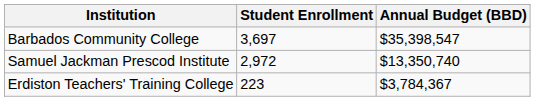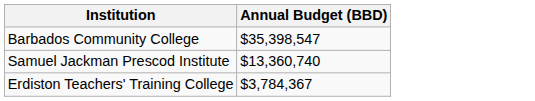- column: (307, 15)
(420, 61) $13,350,740 -> (280, 61) $13,360,740
